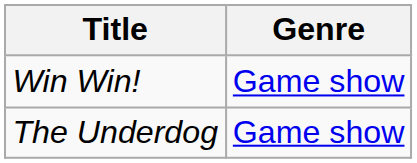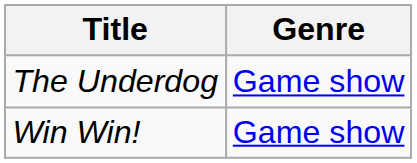rows swapped: (115, 132) <-> (76, 81)
